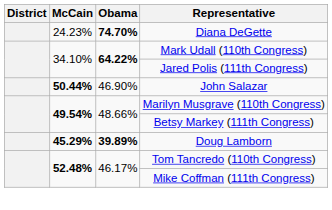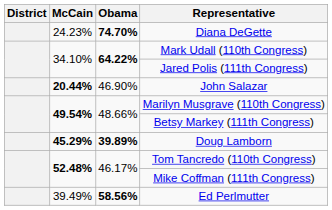(72, 86) 50.44% -> (72, 86) 20.44%
+ row: (234, 196)
